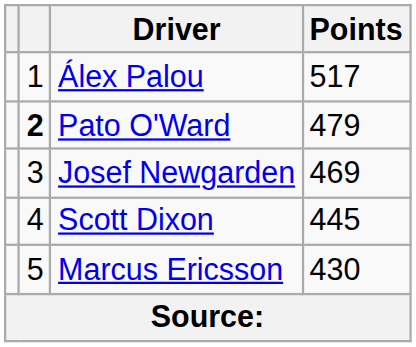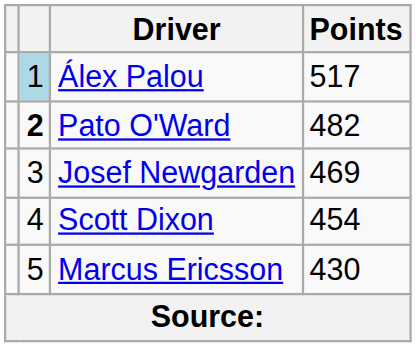(35, 77) no background -> (35, 77) lightblue background
(335, 125) 479 -> (335, 125) 482
(335, 221) 445 -> (335, 221) 454
